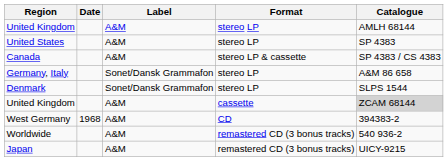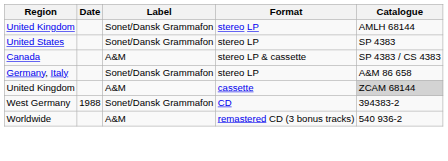(115, 27) A&M -> (159, 27) Sonet/Dansk Grammafon
(115, 42) A&M -> (159, 42) Sonet/Dansk Grammafon
- row: (26, 88)
(90, 118) 1968 -> (90, 103) 1988
(115, 118) A&M -> (159, 103) Sonet/Dansk Grammafon
- row: (20, 149)
